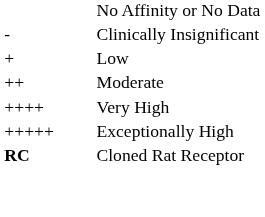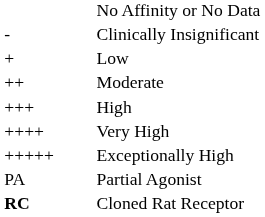+ row: (114, 106)
+ row: (149, 179)
